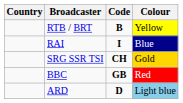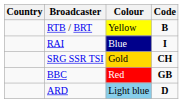columns swapped: (119, 12) <-> (155, 12)
